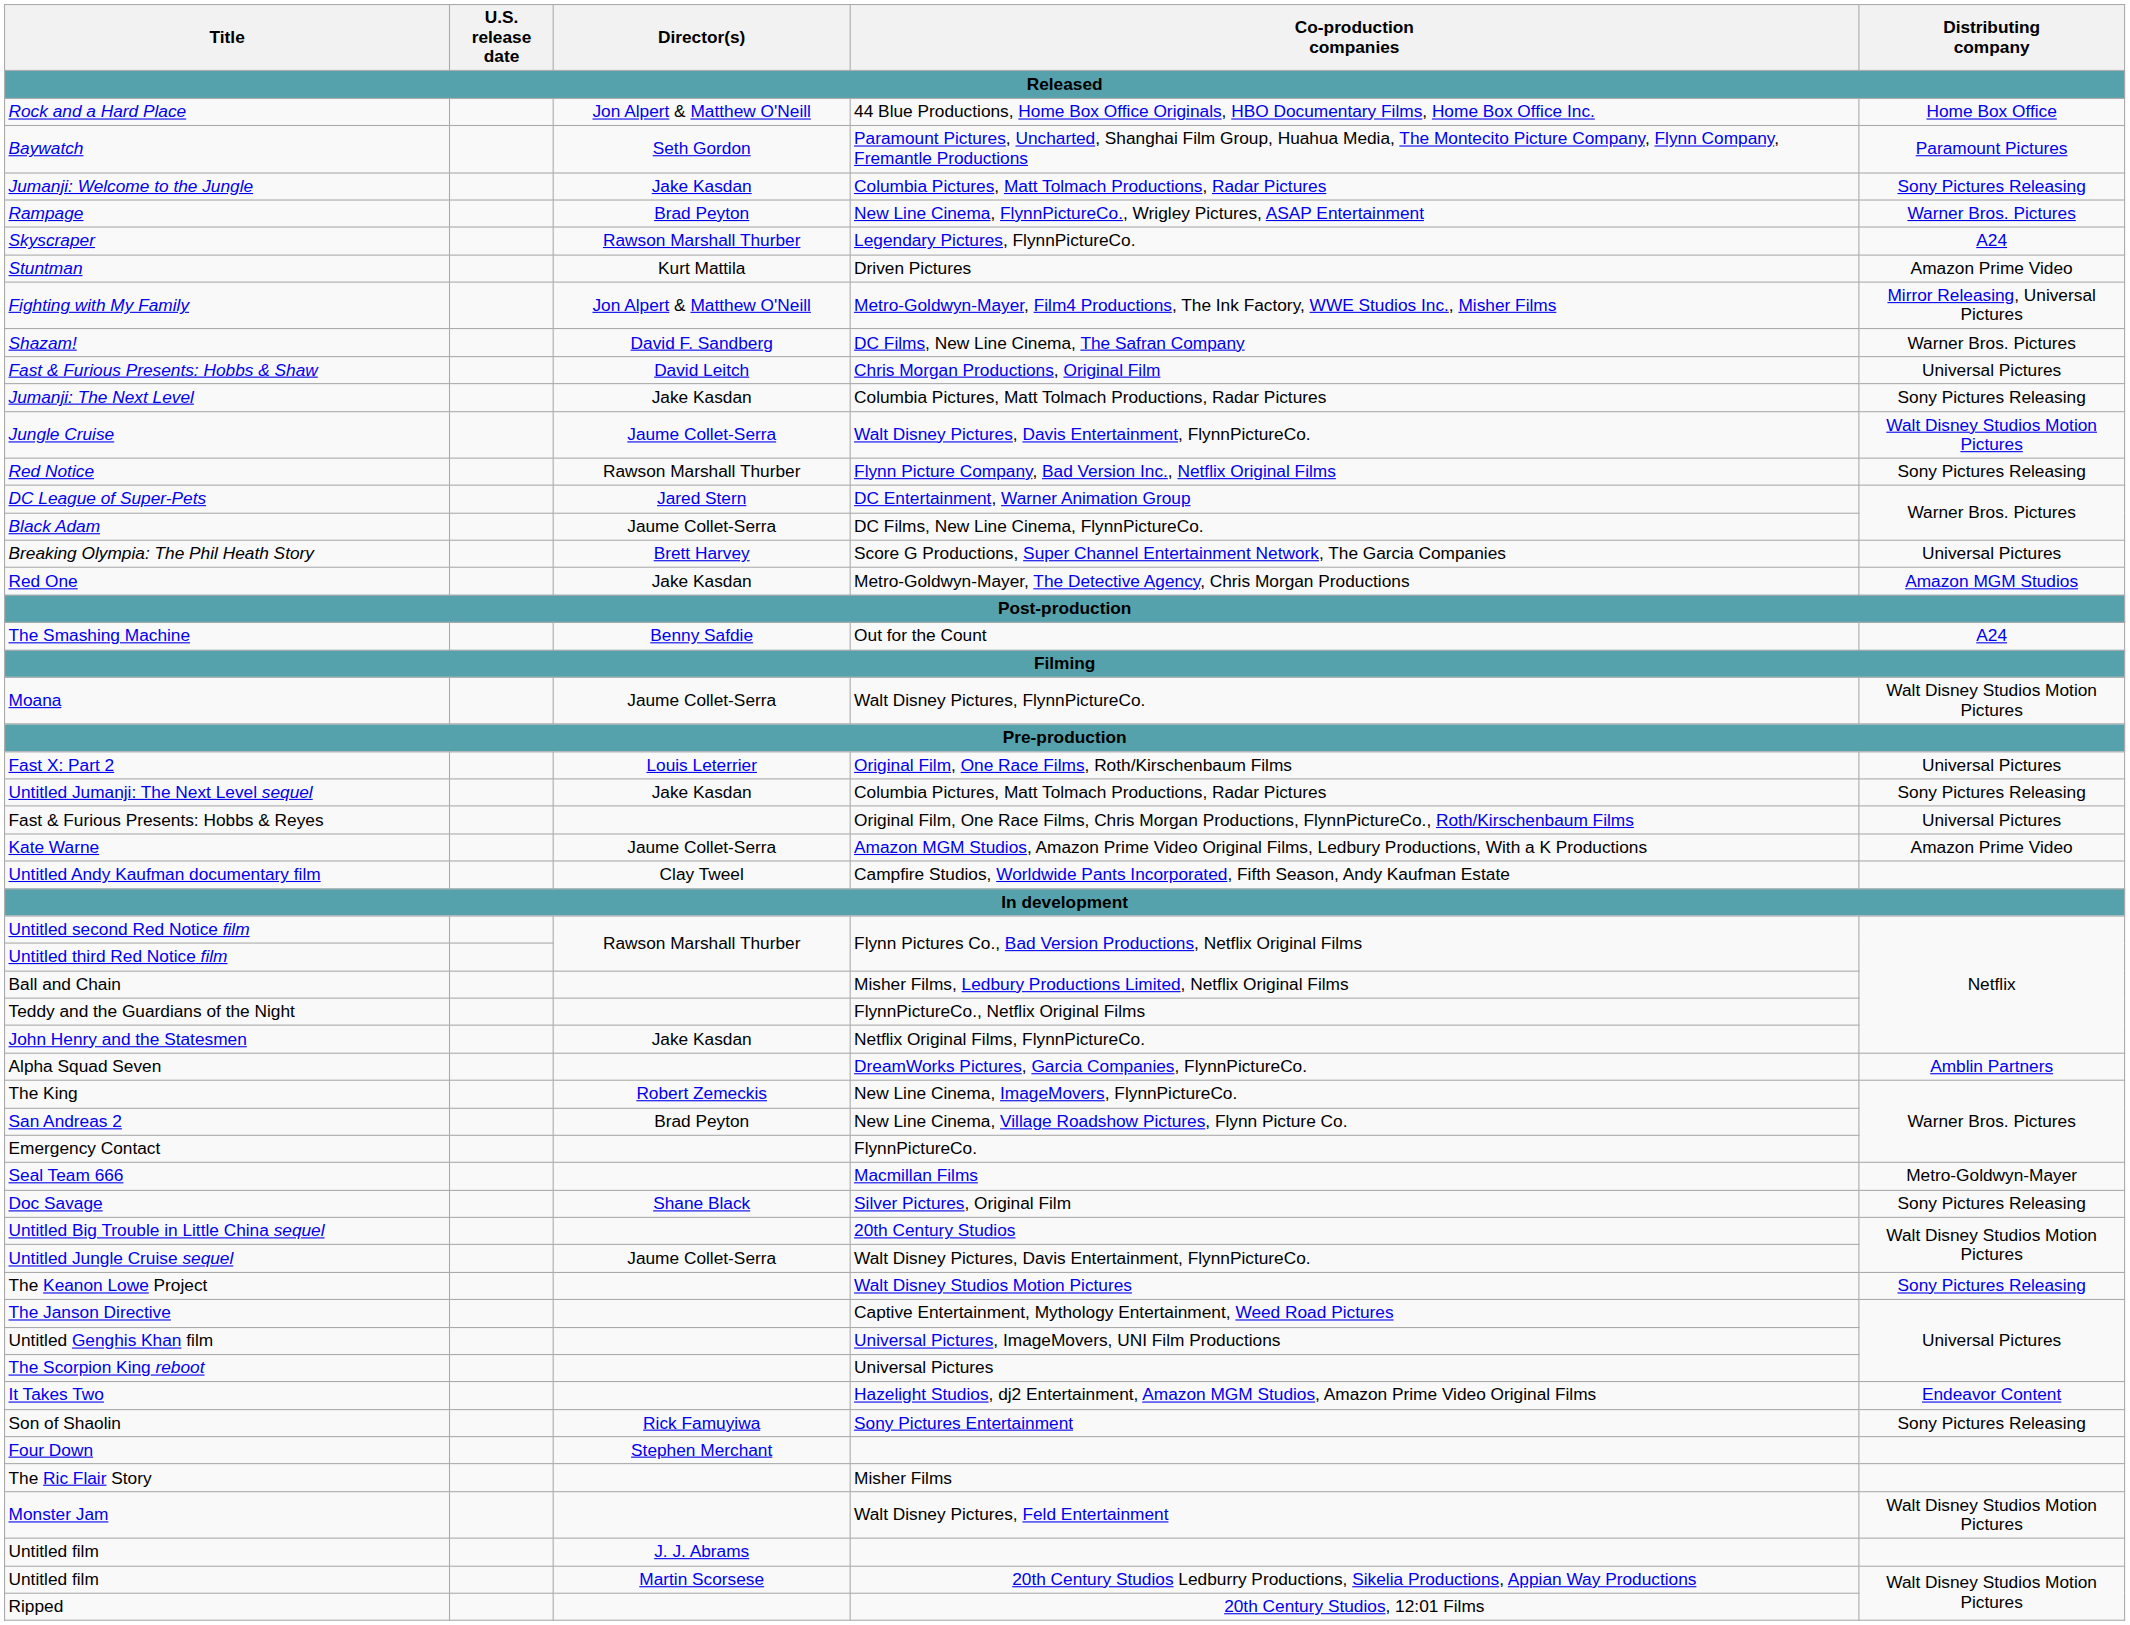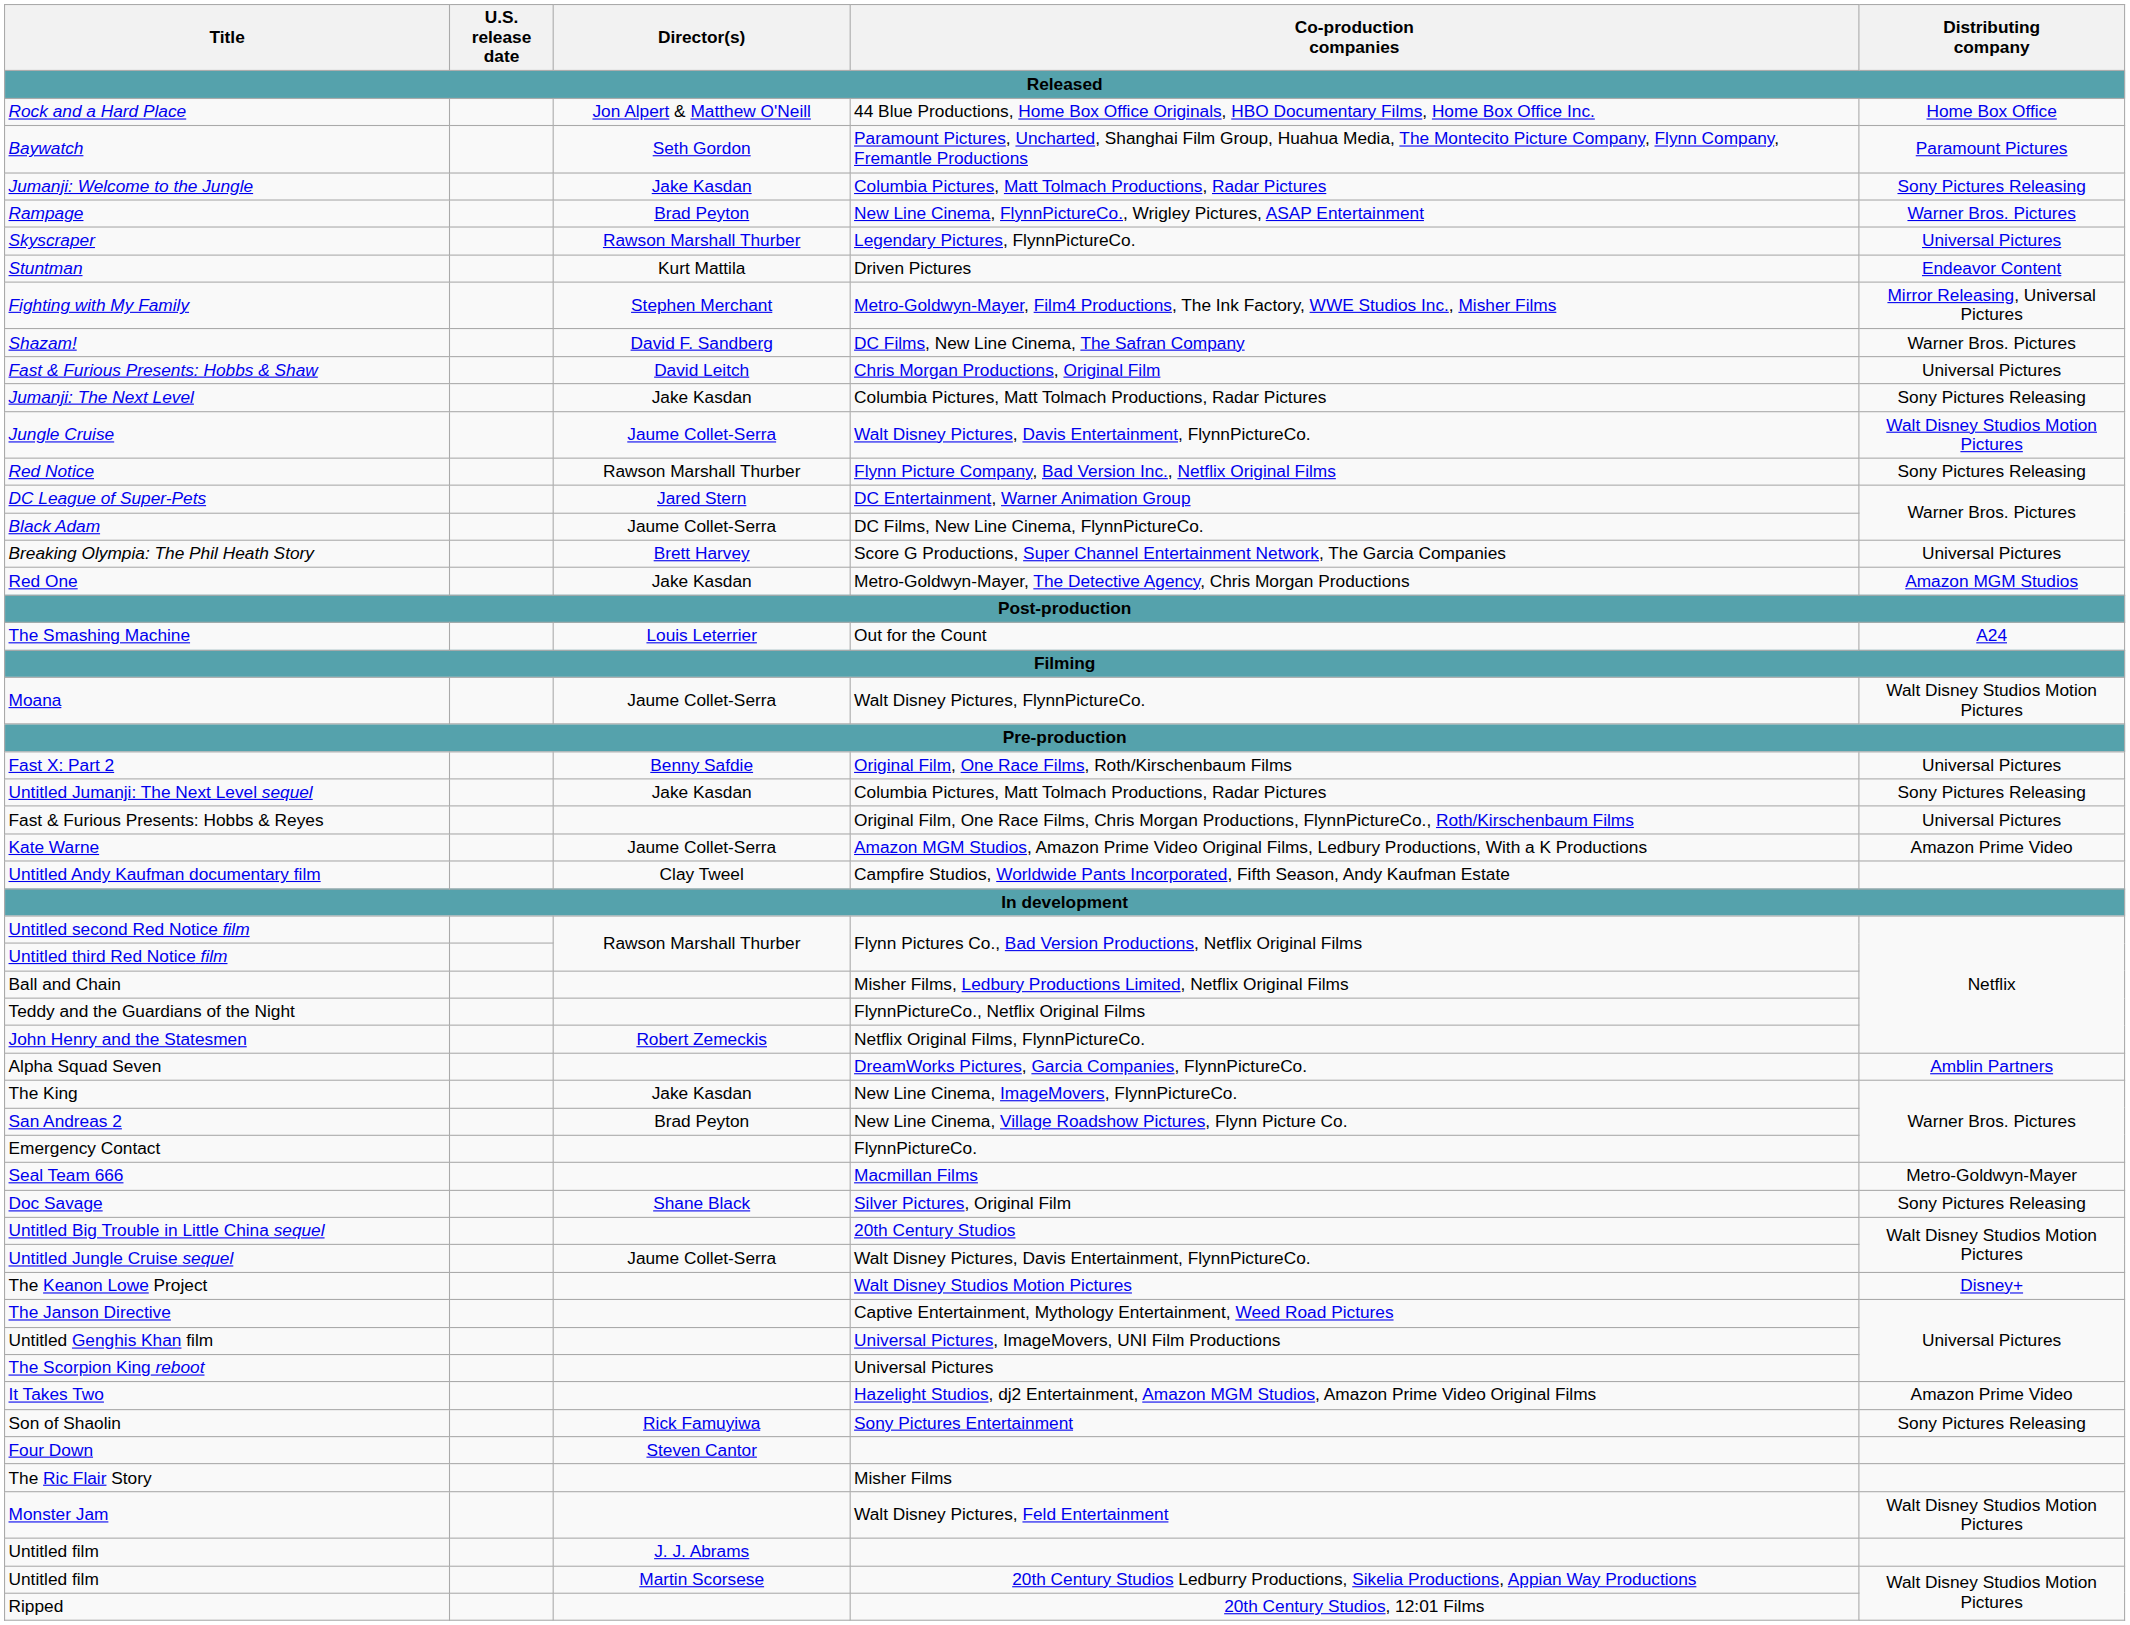(1992, 240) A24 -> (1992, 240) Universal Pictures
(1992, 268) Amazon Prime Video -> (1992, 268) Endeavor Content
(702, 305) Jon Alpert & Matthew O'Neill -> (702, 305) Stephen Merchant
(702, 636) Benny Safdie -> (702, 636) Louis Leterrier
(702, 765) Louis Leterrier -> (702, 765) Benny Safdie
(702, 1039) Jake Kasdan -> (702, 1039) Robert Zemeckis
(702, 1094) Robert Zemeckis -> (702, 1094) Jake Kasdan
(1992, 1285) Sony Pictures Releasing -> (1992, 1285) Disney+
(1992, 1395) Endeavor Content -> (1992, 1395) Amazon Prime Video
(702, 1450) Stephen Merchant -> (702, 1450) Steven Cantor
